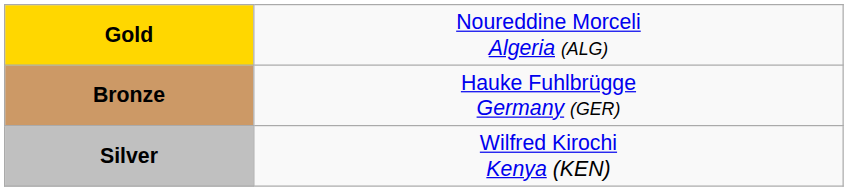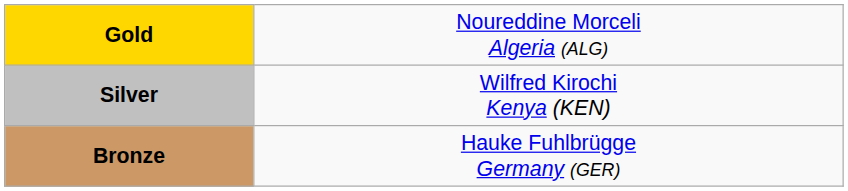rows swapped: (129, 155) <-> (129, 94)
